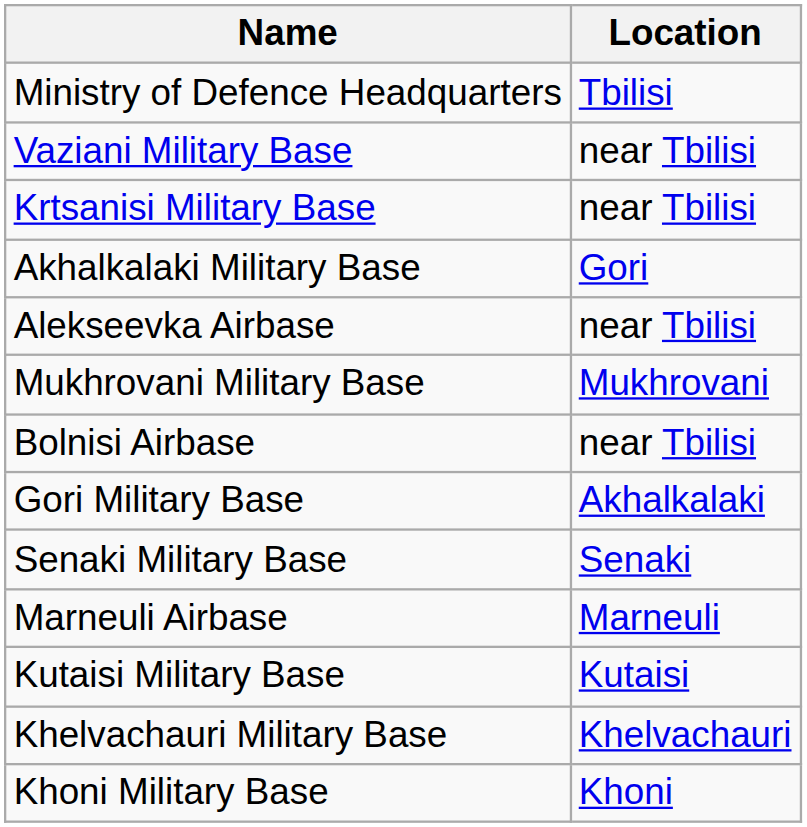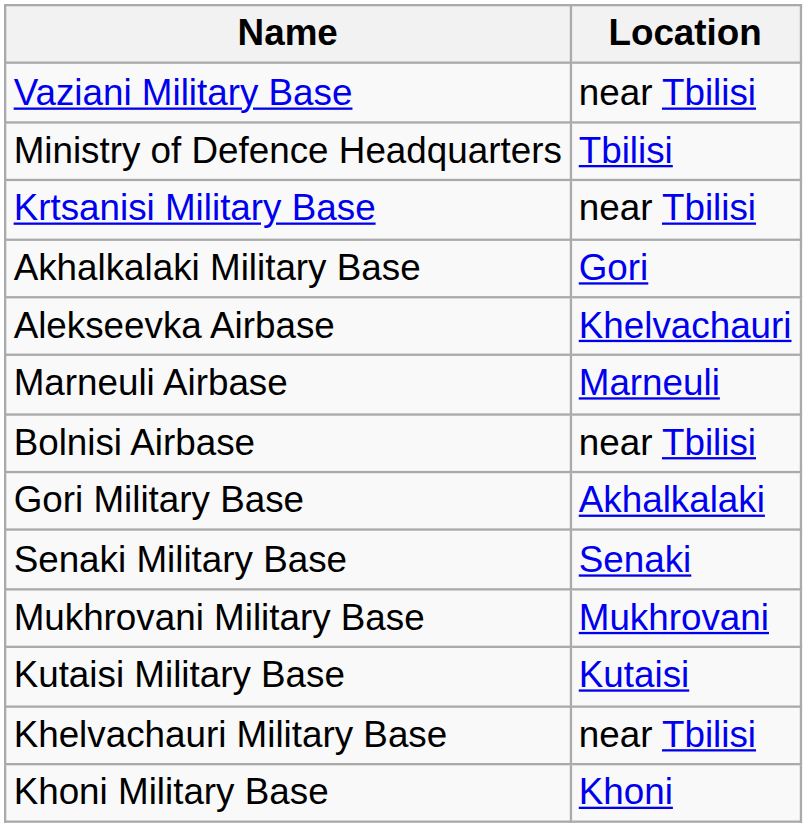rows swapped: (288, 92) <-> (183, 150)
(667, 325) near Tbilisi -> (685, 325) Khelvachauri
rows swapped: (151, 617) <-> (219, 383)
(685, 734) Khelvachauri -> (667, 734) near Tbilisi
